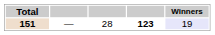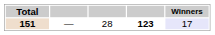(187, 24) 19 -> (187, 24) 17
